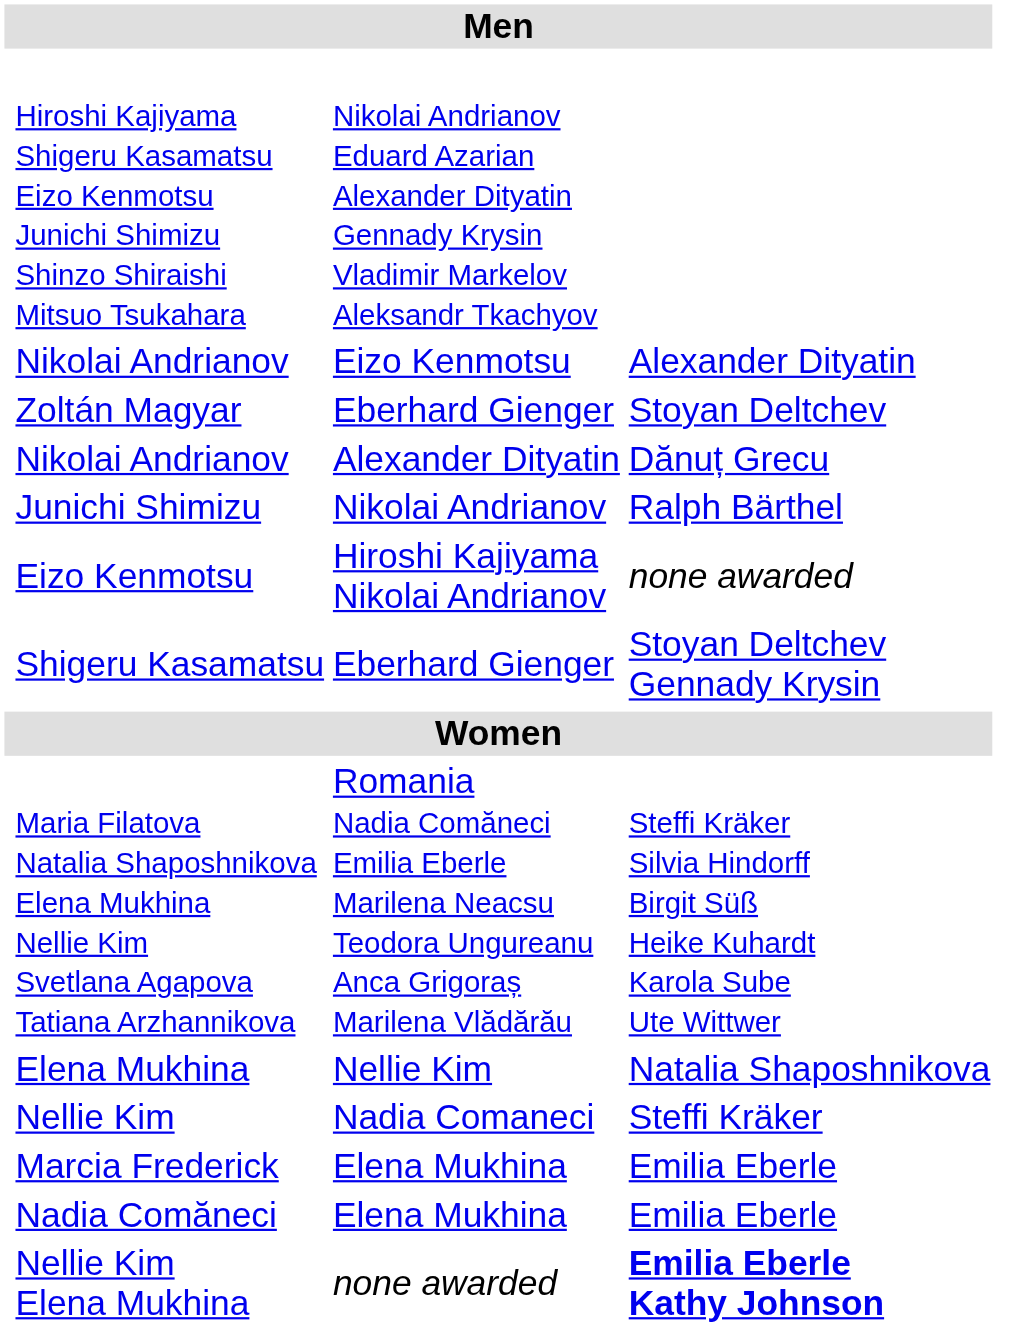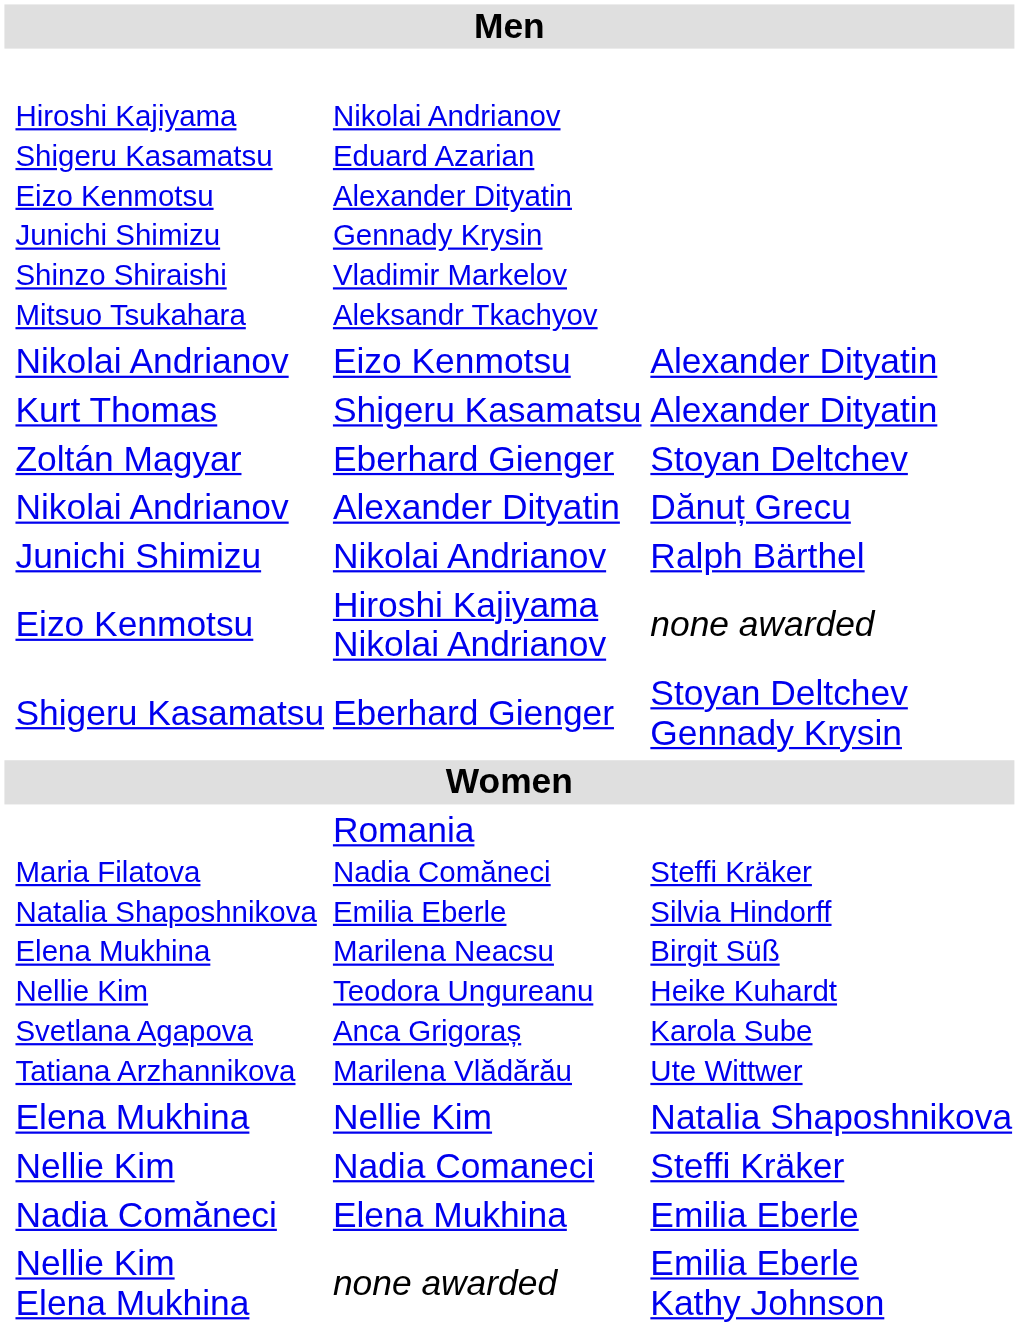+ row: (116, 410)
- row: (147, 1166)
(756, 1283) bold -> (767, 1283) normal
